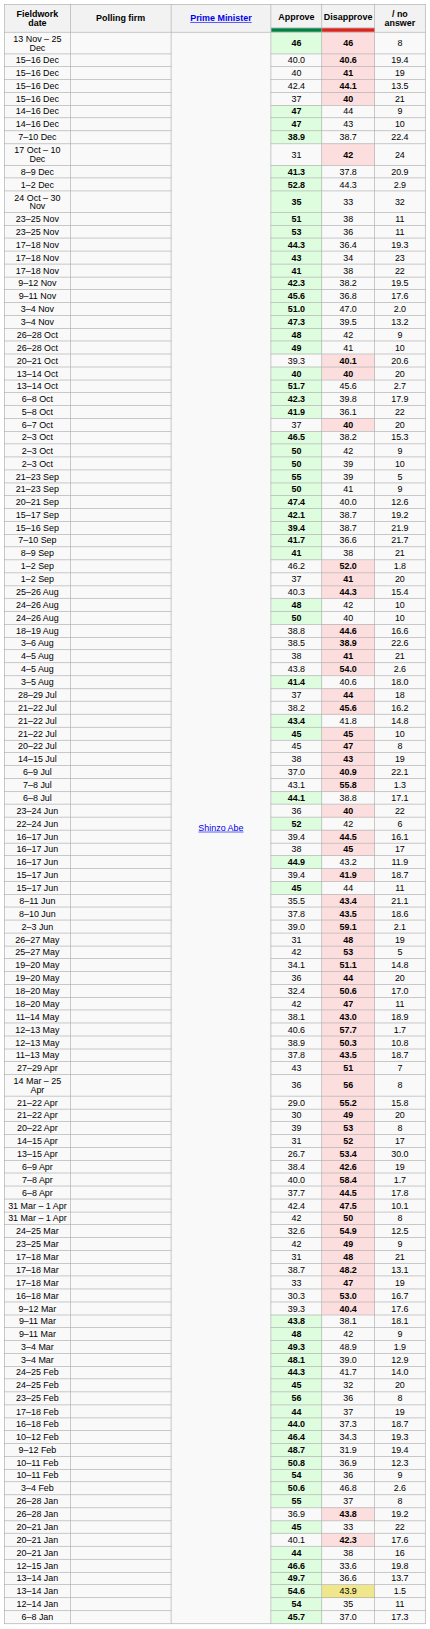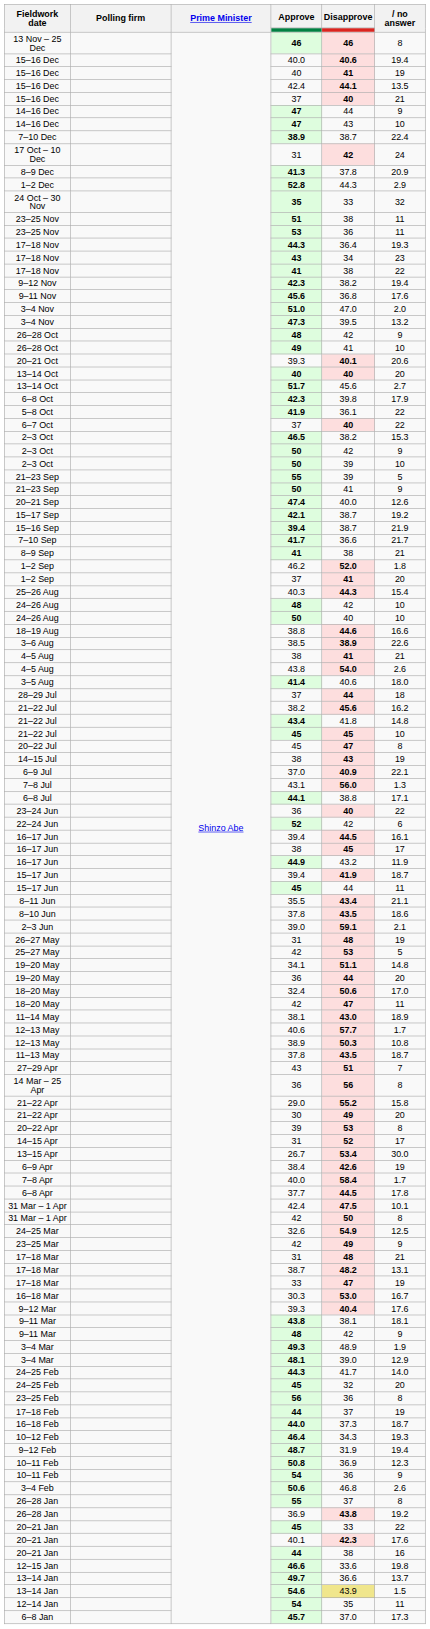(400, 284) 19.5 -> (400, 284) 19.4
(400, 425) 20 -> (400, 425) 22
(348, 785) 55.8 -> (348, 785) 56.0
